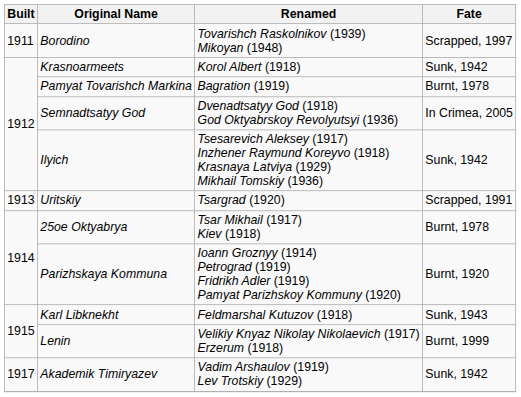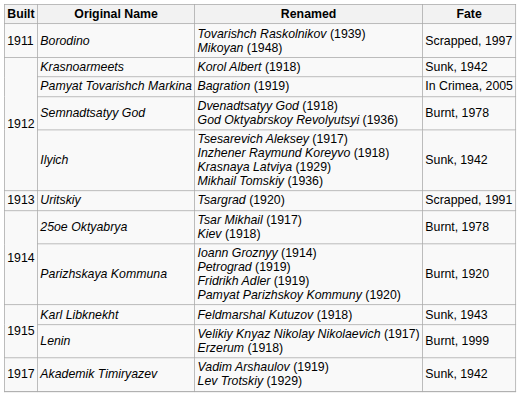(457, 86) Burnt, 1978 -> (469, 86) In Crimea, 2005
(469, 113) In Crimea, 2005 -> (457, 113) Burnt, 1978
